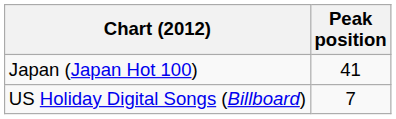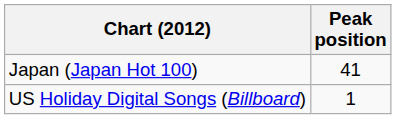(351, 98) 7 -> (351, 98) 1
